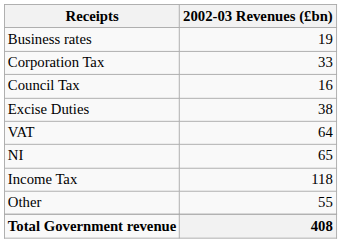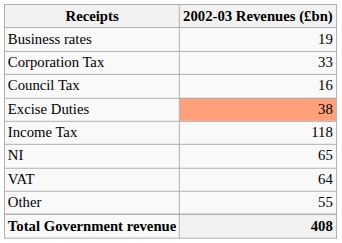(325, 109) no background -> (325, 109) lightsalmon background
rows swapped: (43, 179) <-> (21, 132)
